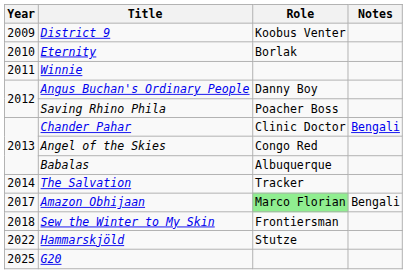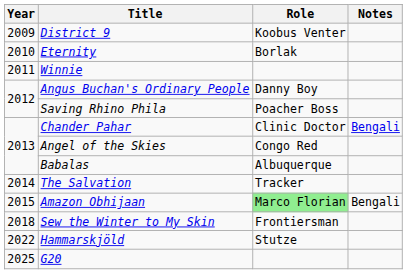(21, 202) 2017 -> (21, 202) 2015
